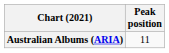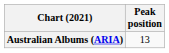(145, 39) 11 -> (145, 39) 13
